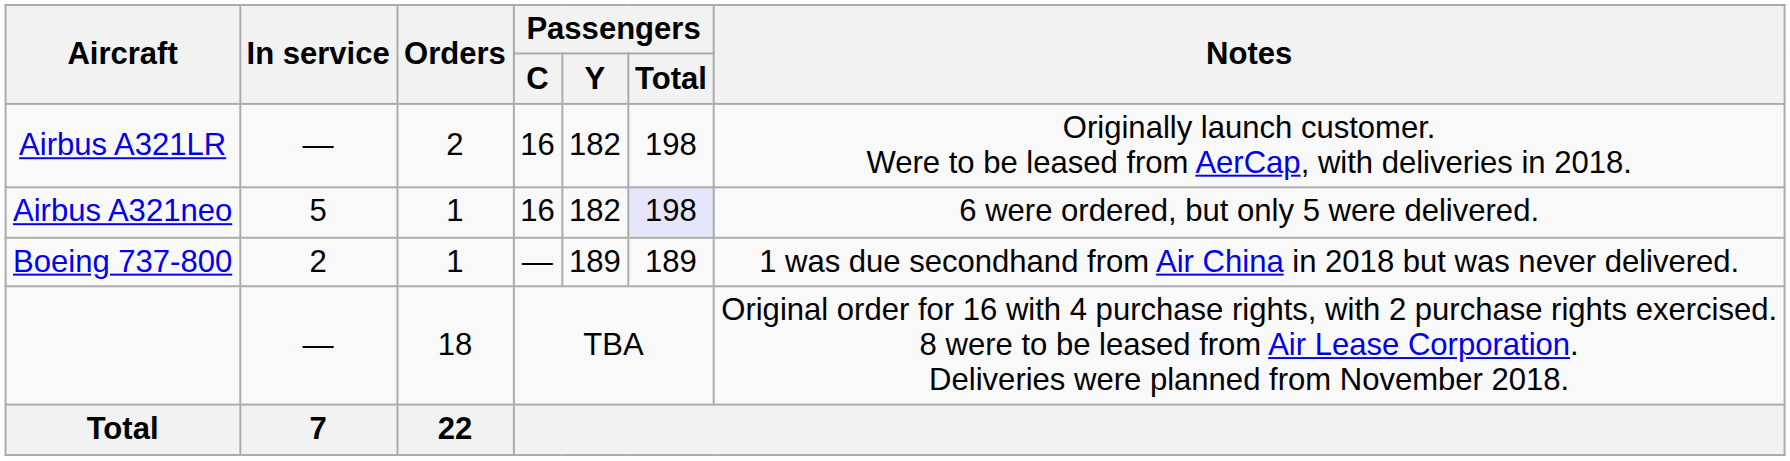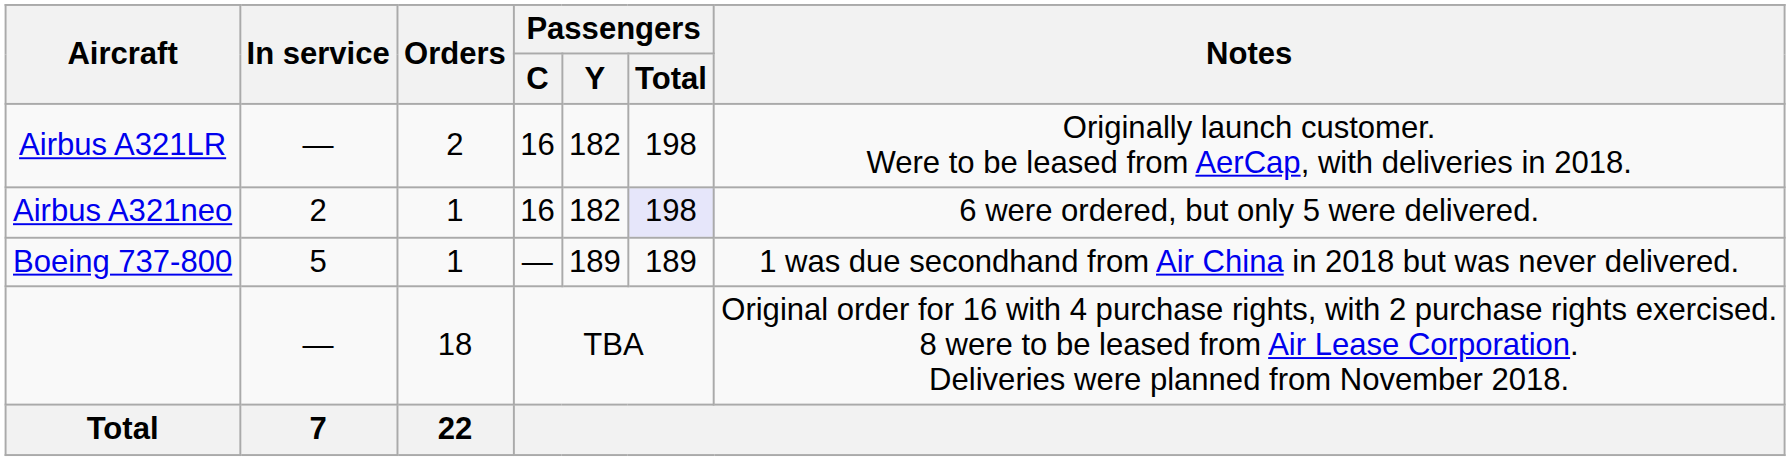(318, 211) 5 -> (318, 211) 2
(318, 260) 2 -> (318, 260) 5
